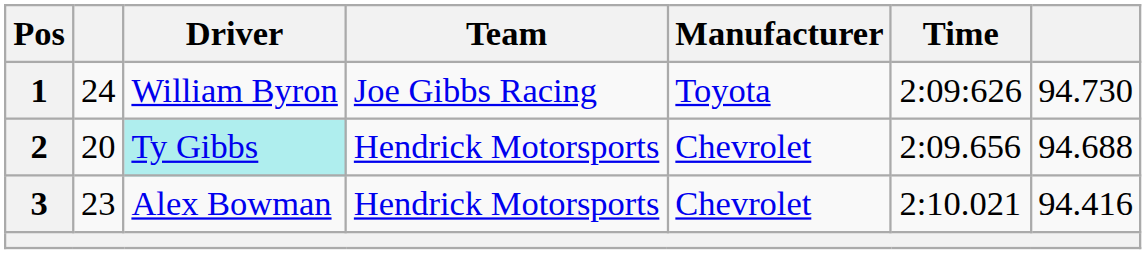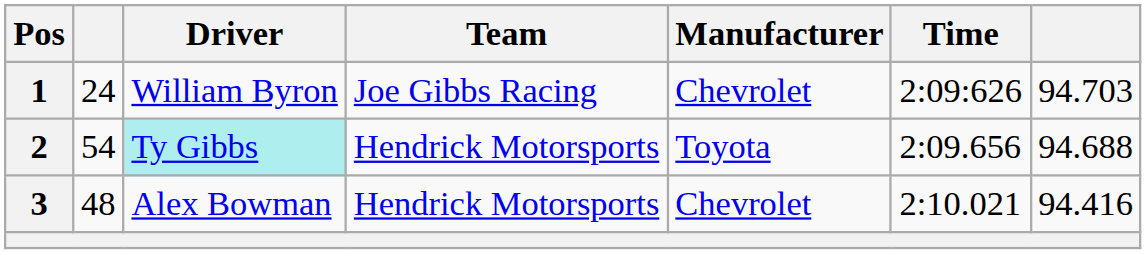(723, 90) Toyota -> (743, 90) Chevrolet
(1086, 90) 94.730 -> (1086, 90) 94.703
(98, 146) 20 -> (98, 146) 54
(743, 146) Chevrolet -> (723, 146) Toyota
(98, 203) 23 -> (98, 203) 48
